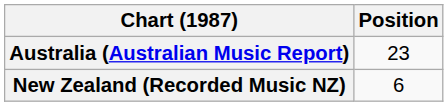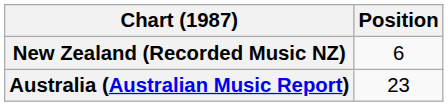rows swapped: (179, 52) <-> (179, 85)
